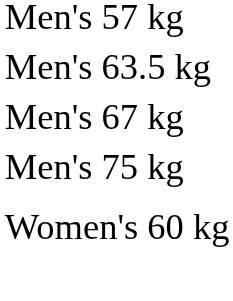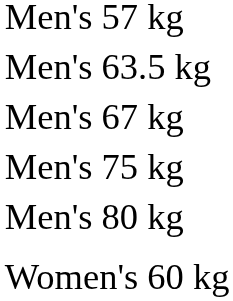+ row: (94, 217)
